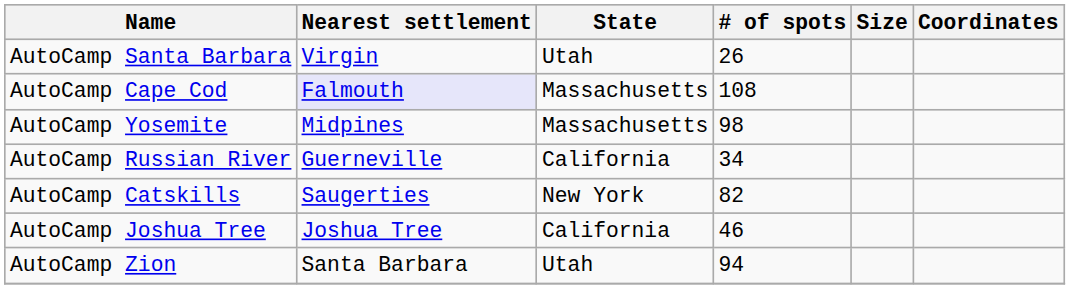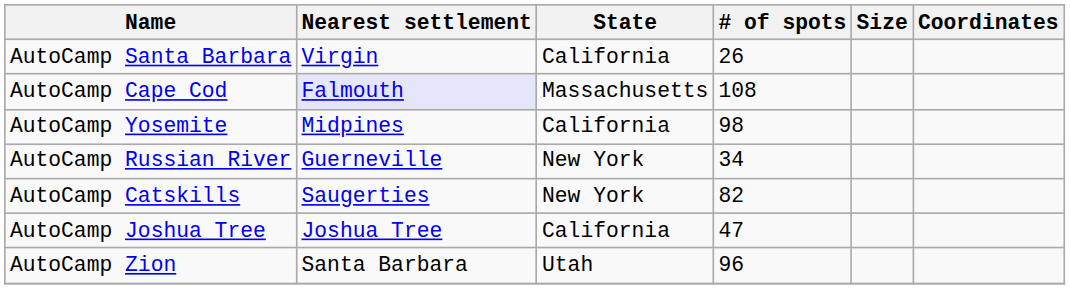(568, 57) Utah -> (606, 57) California
(625, 126) Massachusetts -> (606, 126) California
(606, 161) California -> (593, 161) New York
(731, 231) 46 -> (731, 231) 47
(731, 265) 94 -> (731, 265) 96
